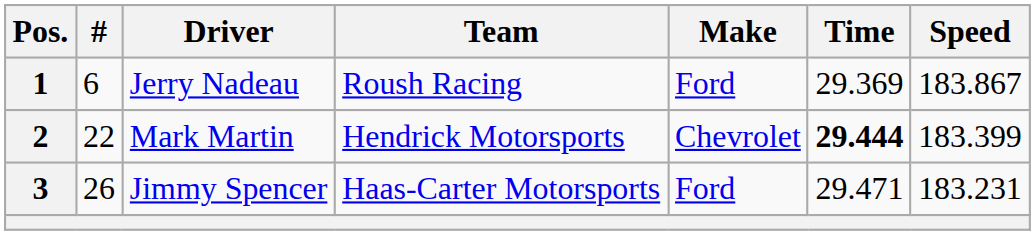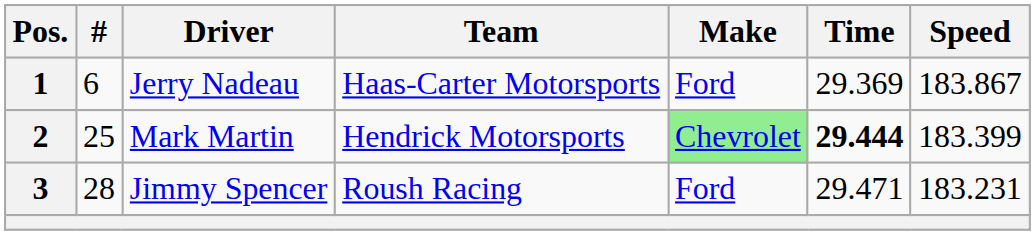(432, 83) Roush Racing -> (501, 83) Haas-Carter Motorsports
(99, 136) 22 -> (99, 136) 25
(738, 136) no background -> (738, 136) lightgreen background
(99, 188) 26 -> (99, 188) 28
(501, 188) Haas-Carter Motorsports -> (432, 188) Roush Racing
